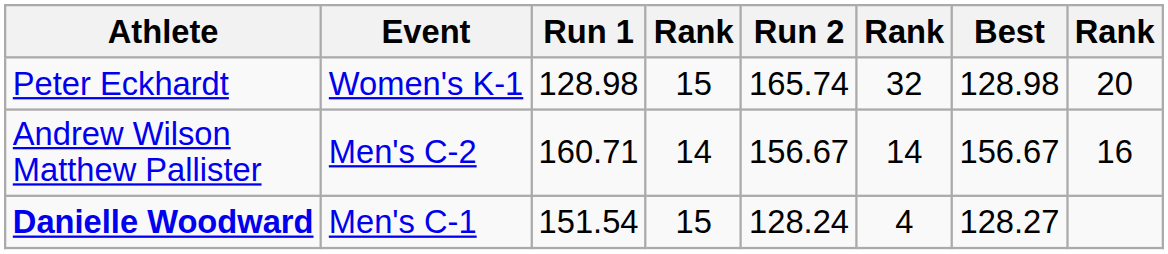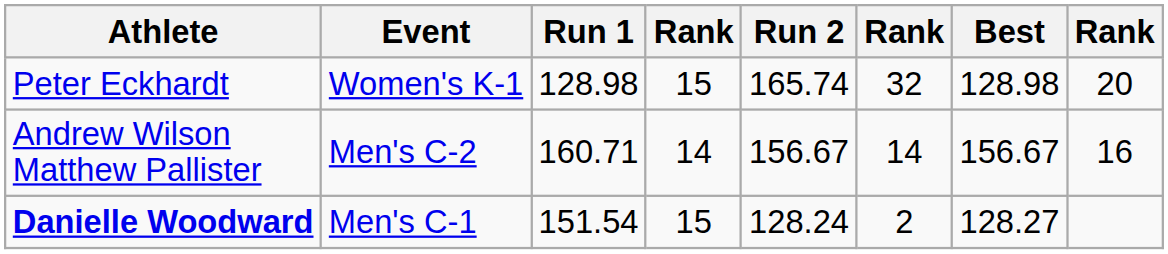(904, 223) 4 -> (904, 223) 2
